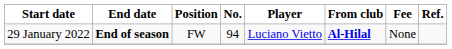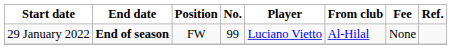(233, 34) 94 -> (233, 34) 99
(349, 34) bold -> (348, 34) normal
